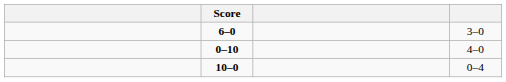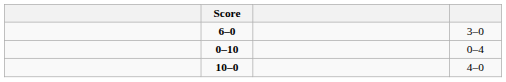(475, 49) 4–0 -> (475, 49) 0–4
(475, 67) 0–4 -> (475, 67) 4–0
